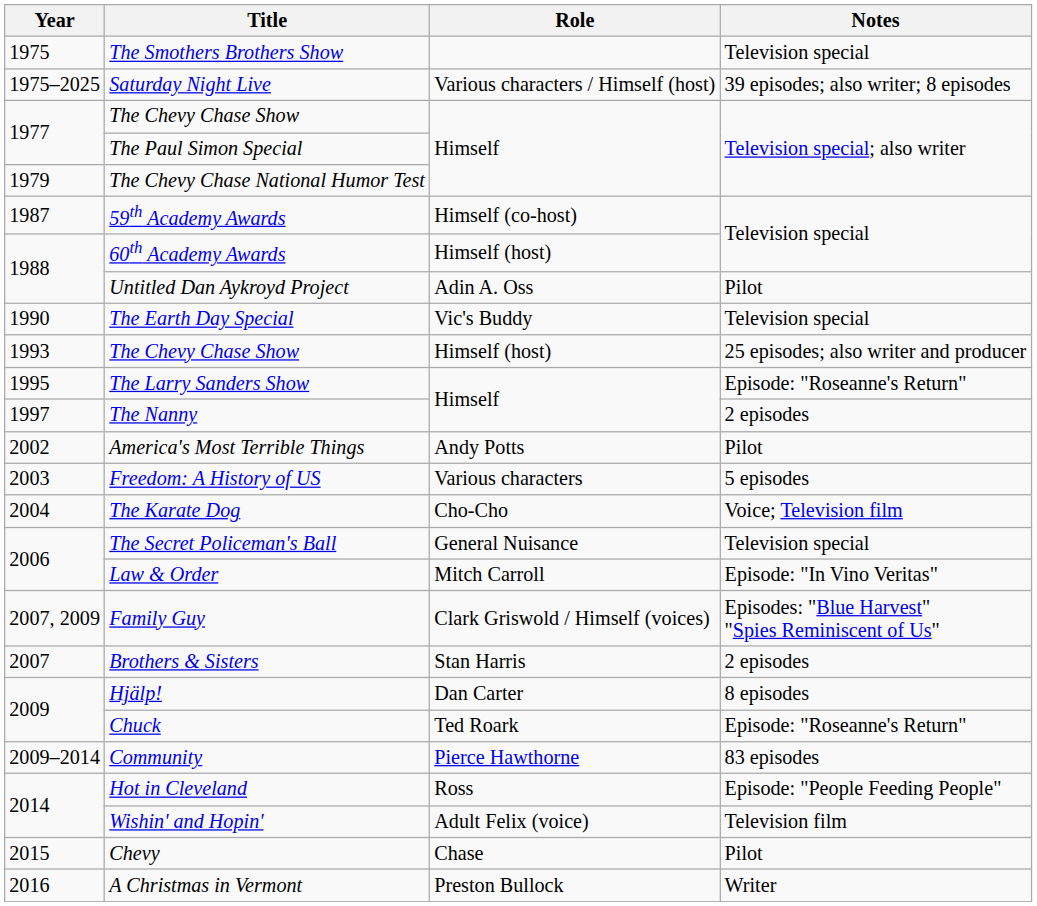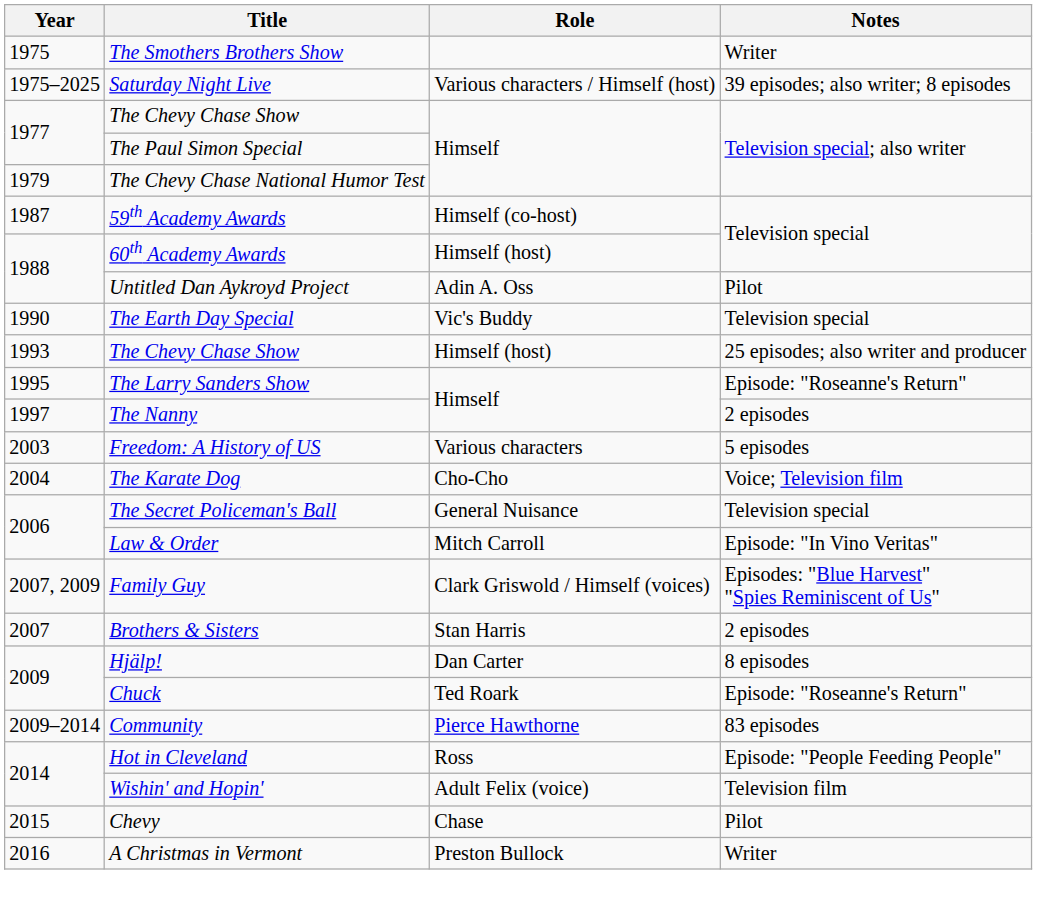(797, 52) Television special -> (750, 52) Writer
- row: (29, 447)
